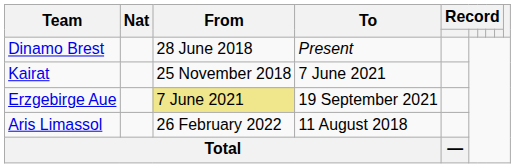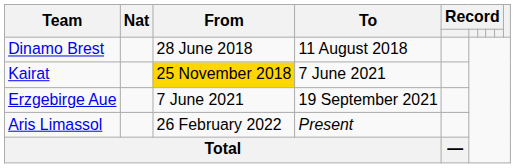(326, 49) Present -> (353, 49) 11 August 2018
(224, 74) no background -> (224, 74) gold background
(200, 99) khaki background -> (200, 99) no background
(353, 124) 11 August 2018 -> (326, 124) Present
